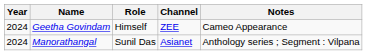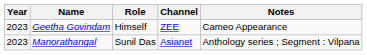(17, 27) 2024 -> (17, 27) 2023
(17, 42) 2024 -> (17, 42) 2023
